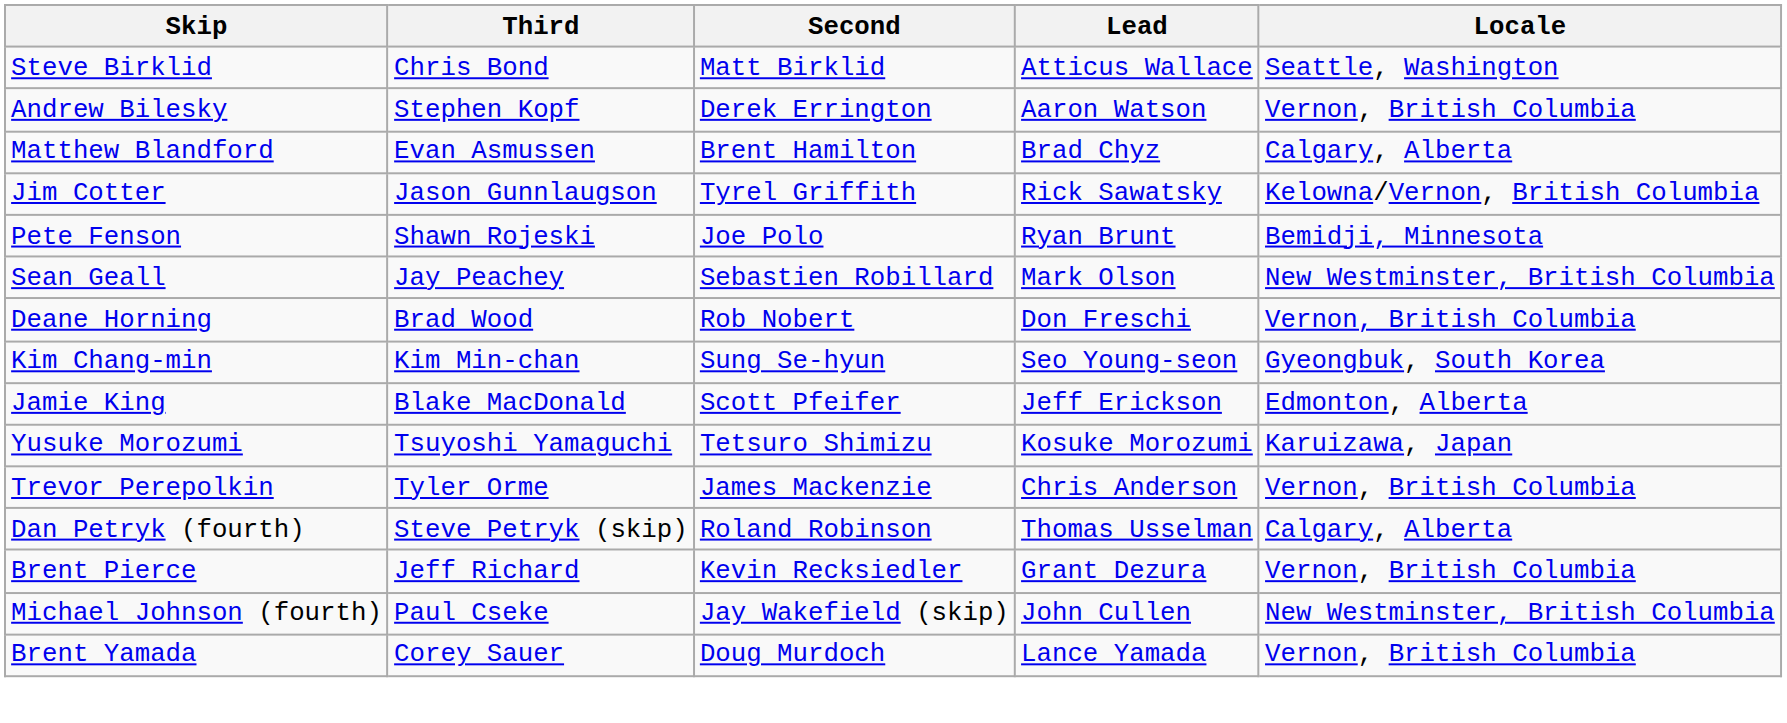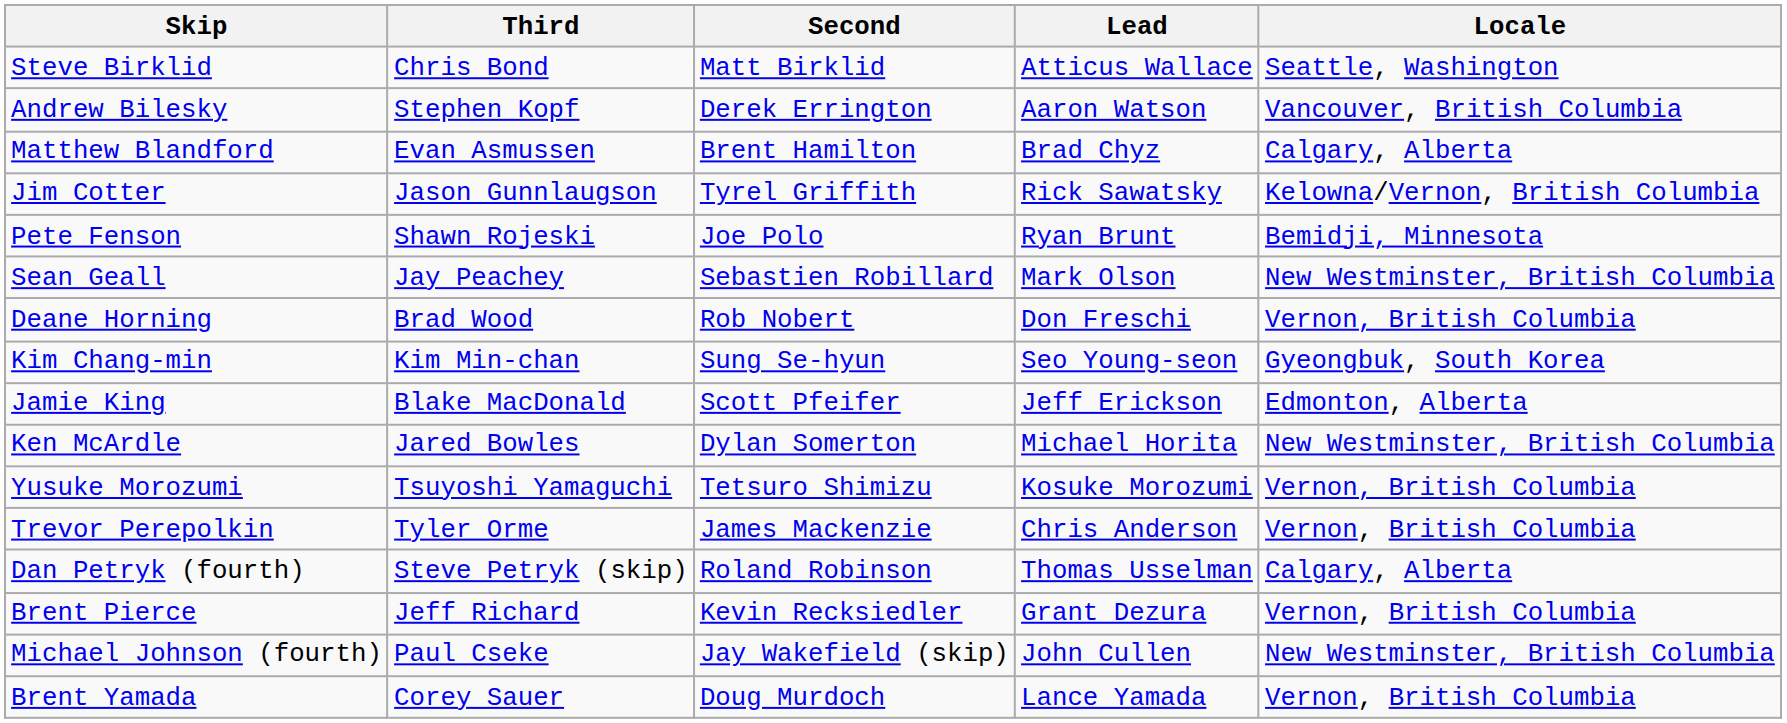(1450, 110) Vernon, British Columbia -> (1474, 110) Vancouver, British Columbia
+ row: (96, 445)
(1389, 445) Karuizawa, Japan -> (1450, 487) Vernon, British Columbia
